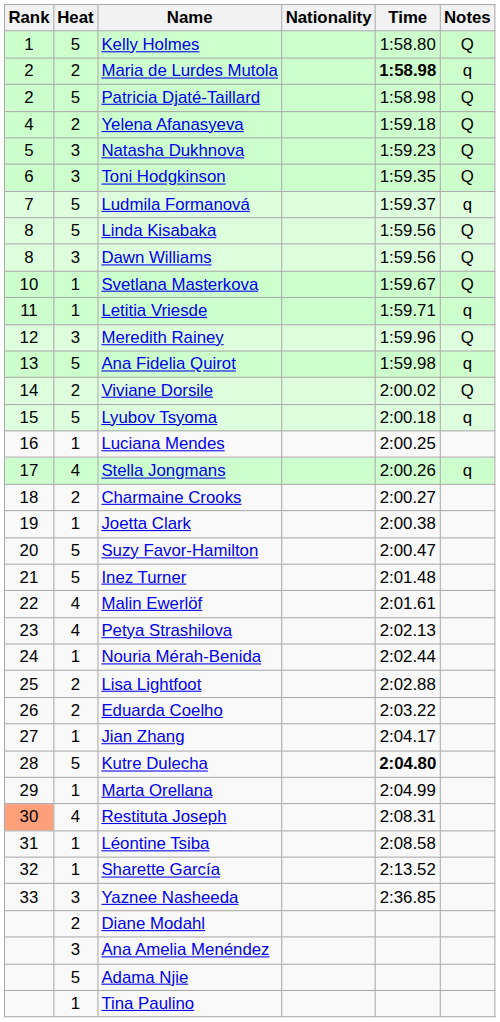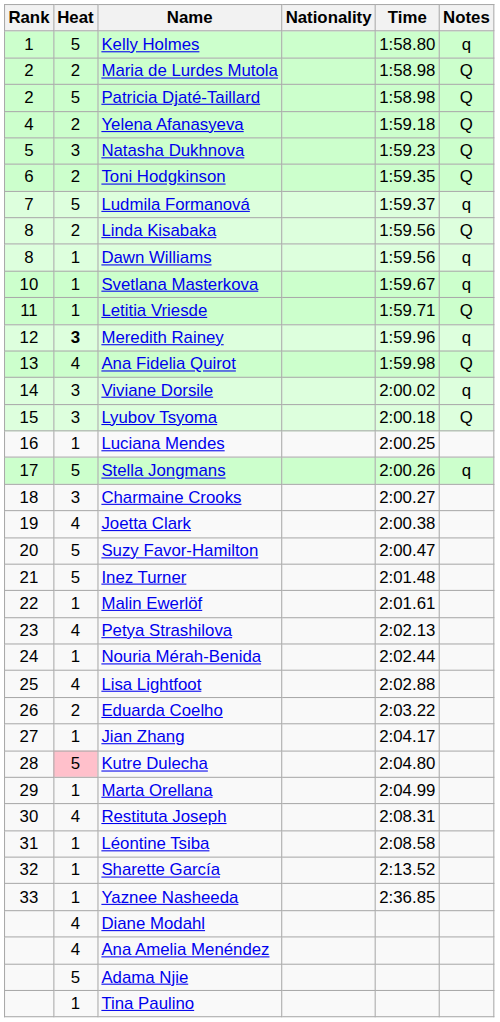(467, 44) Q -> (466, 44) q
(408, 71) bold -> (407, 71) normal
(467, 71) q -> (466, 71) Q
(75, 177) 3 -> (75, 177) 2
(75, 230) 5 -> (75, 230) 2
(75, 257) 3 -> (75, 257) 1
(467, 257) Q -> (466, 257) q
(467, 284) Q -> (466, 284) q
(467, 310) q -> (466, 310) Q
(75, 337) normal -> (75, 337) bold
(467, 337) Q -> (466, 337) q
(75, 364) 5 -> (75, 364) 4
(467, 364) q -> (466, 364) Q
(75, 390) 2 -> (75, 390) 3
(467, 390) Q -> (466, 390) q
(75, 417) 5 -> (75, 417) 3
(467, 417) q -> (466, 417) Q
(75, 470) 4 -> (75, 470) 5
(75, 497) 2 -> (75, 497) 3
(75, 524) 1 -> (75, 524) 4
(75, 603) 4 -> (75, 603) 1
(75, 683) 2 -> (75, 683) 4
(75, 763) no background -> (75, 763) pink background
(408, 763) bold -> (407, 763) normal
(29, 817) lightsalmon background -> (29, 817) no background
(75, 897) 3 -> (75, 897) 1
(75, 923) 2 -> (75, 923) 4
(75, 950) 3 -> (75, 950) 4
